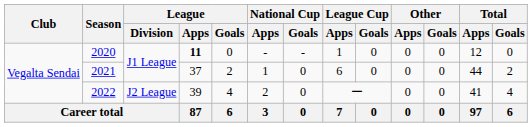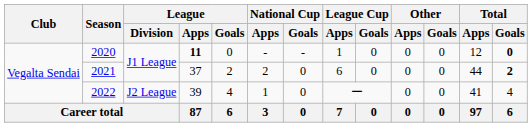(510, 52) normal -> (510, 52) bold
(265, 71) 1 -> (265, 71) 2
(510, 71) normal -> (510, 71) bold
(265, 92) 2 -> (265, 92) 1
